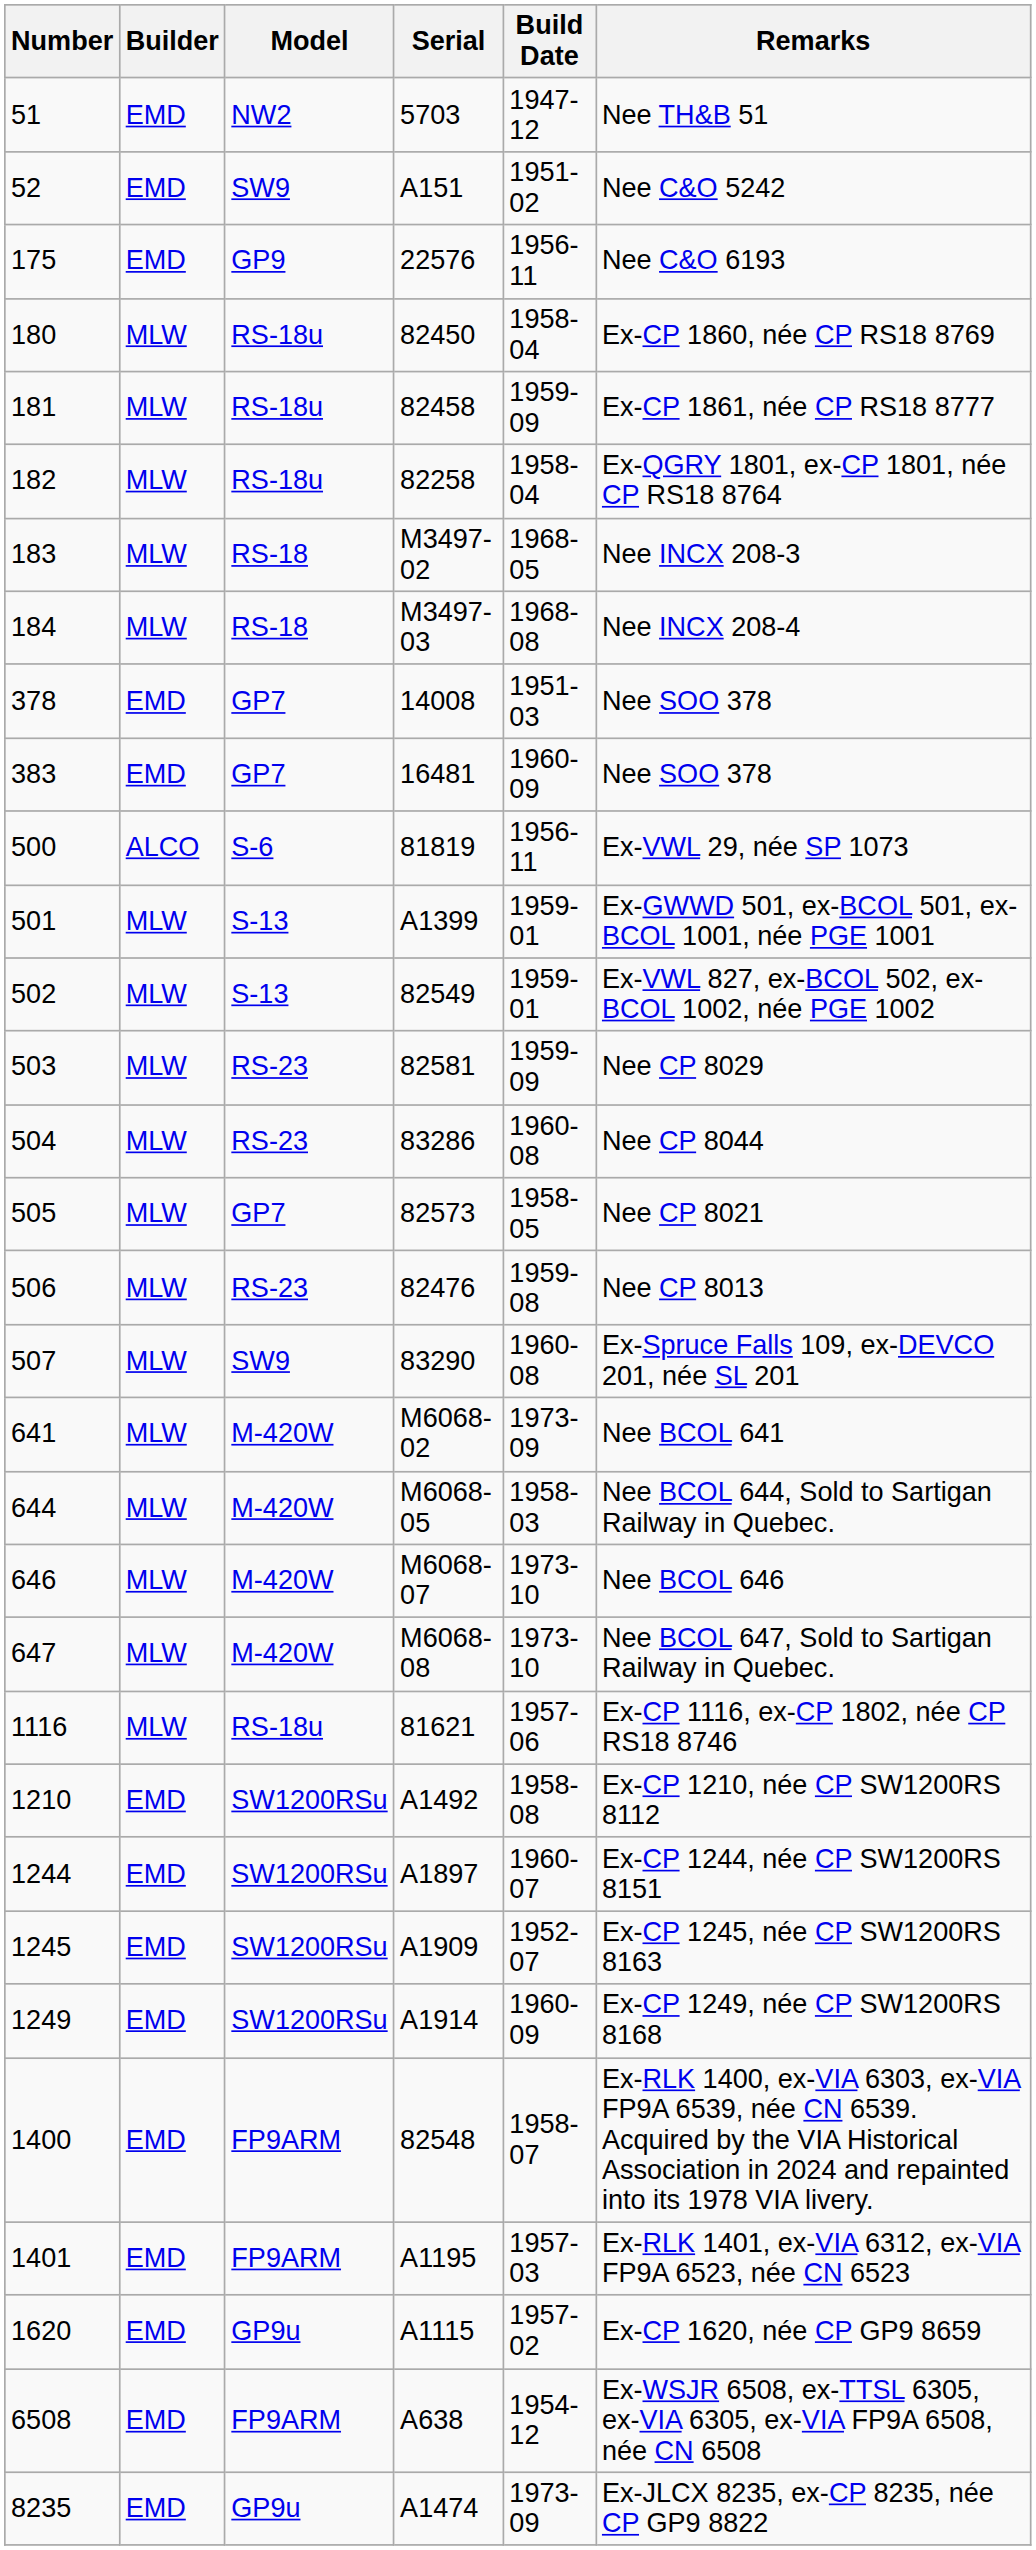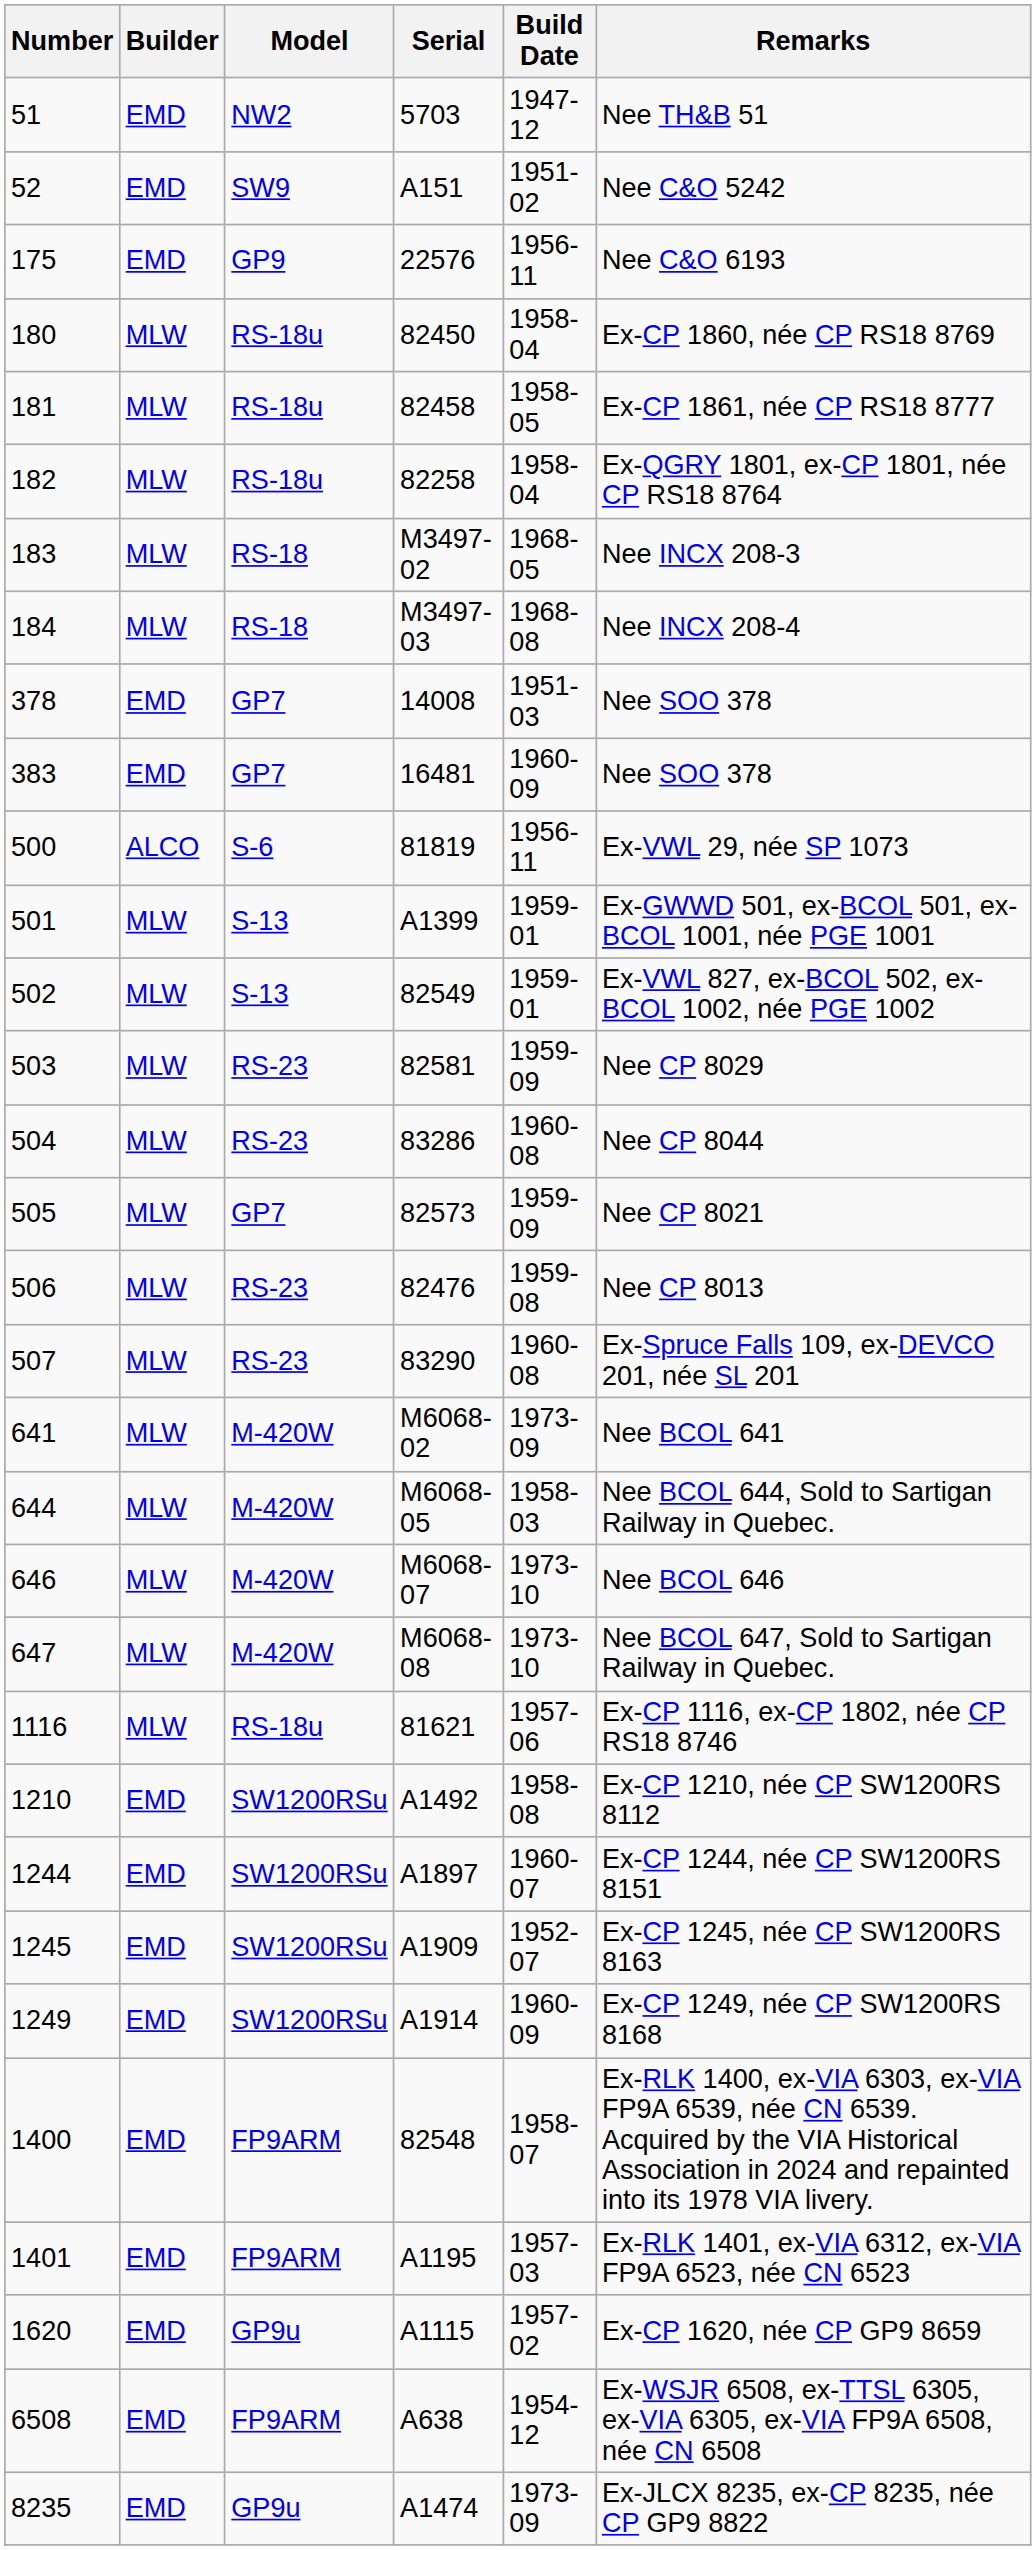(544, 407) 1959-09 -> (544, 407) 1958-05
(544, 1214) 1958-05 -> (544, 1214) 1959-09
(261, 1360) SW9 -> (270, 1360) RS-23
